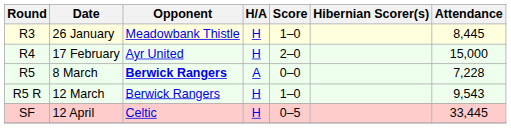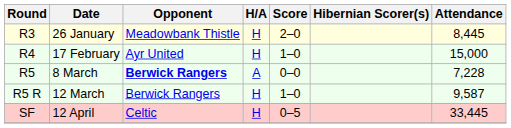(290, 34) 1–0 -> (290, 34) 2–0
(290, 53) 2–0 -> (290, 53) 1–0
(469, 93) 9,543 -> (469, 93) 9,587
